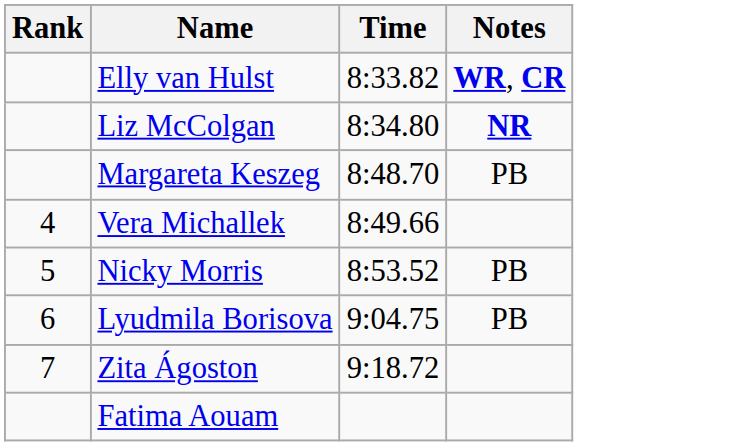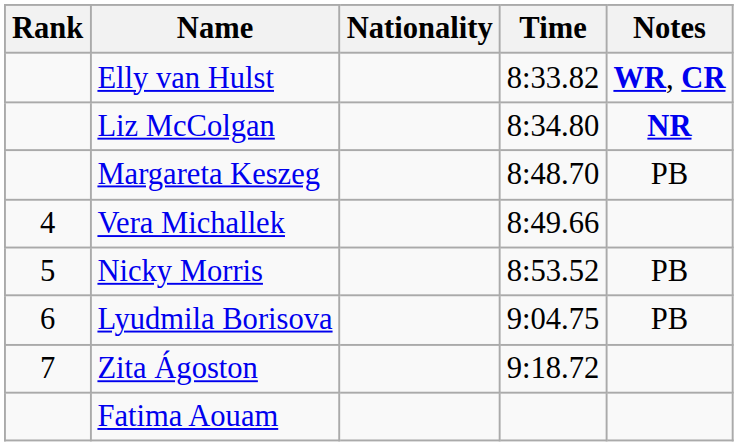+ column: (420, 28)
